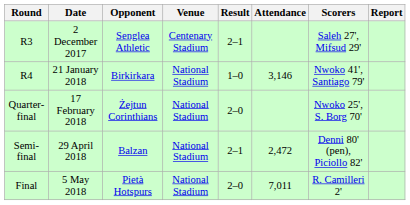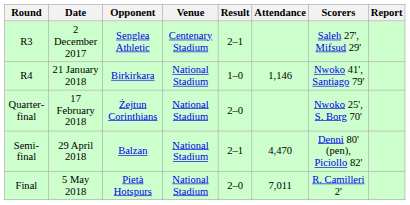(280, 76) 3,146 -> (280, 76) 1,146
(280, 151) 2,472 -> (280, 151) 4,470
